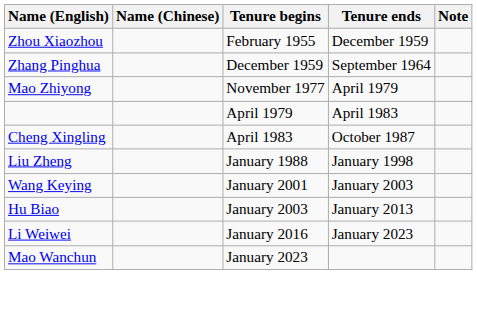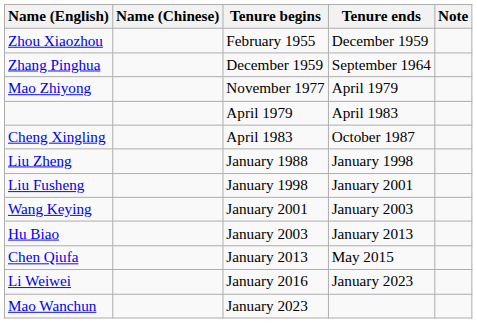+ row: (46, 185)
+ row: (43, 257)
